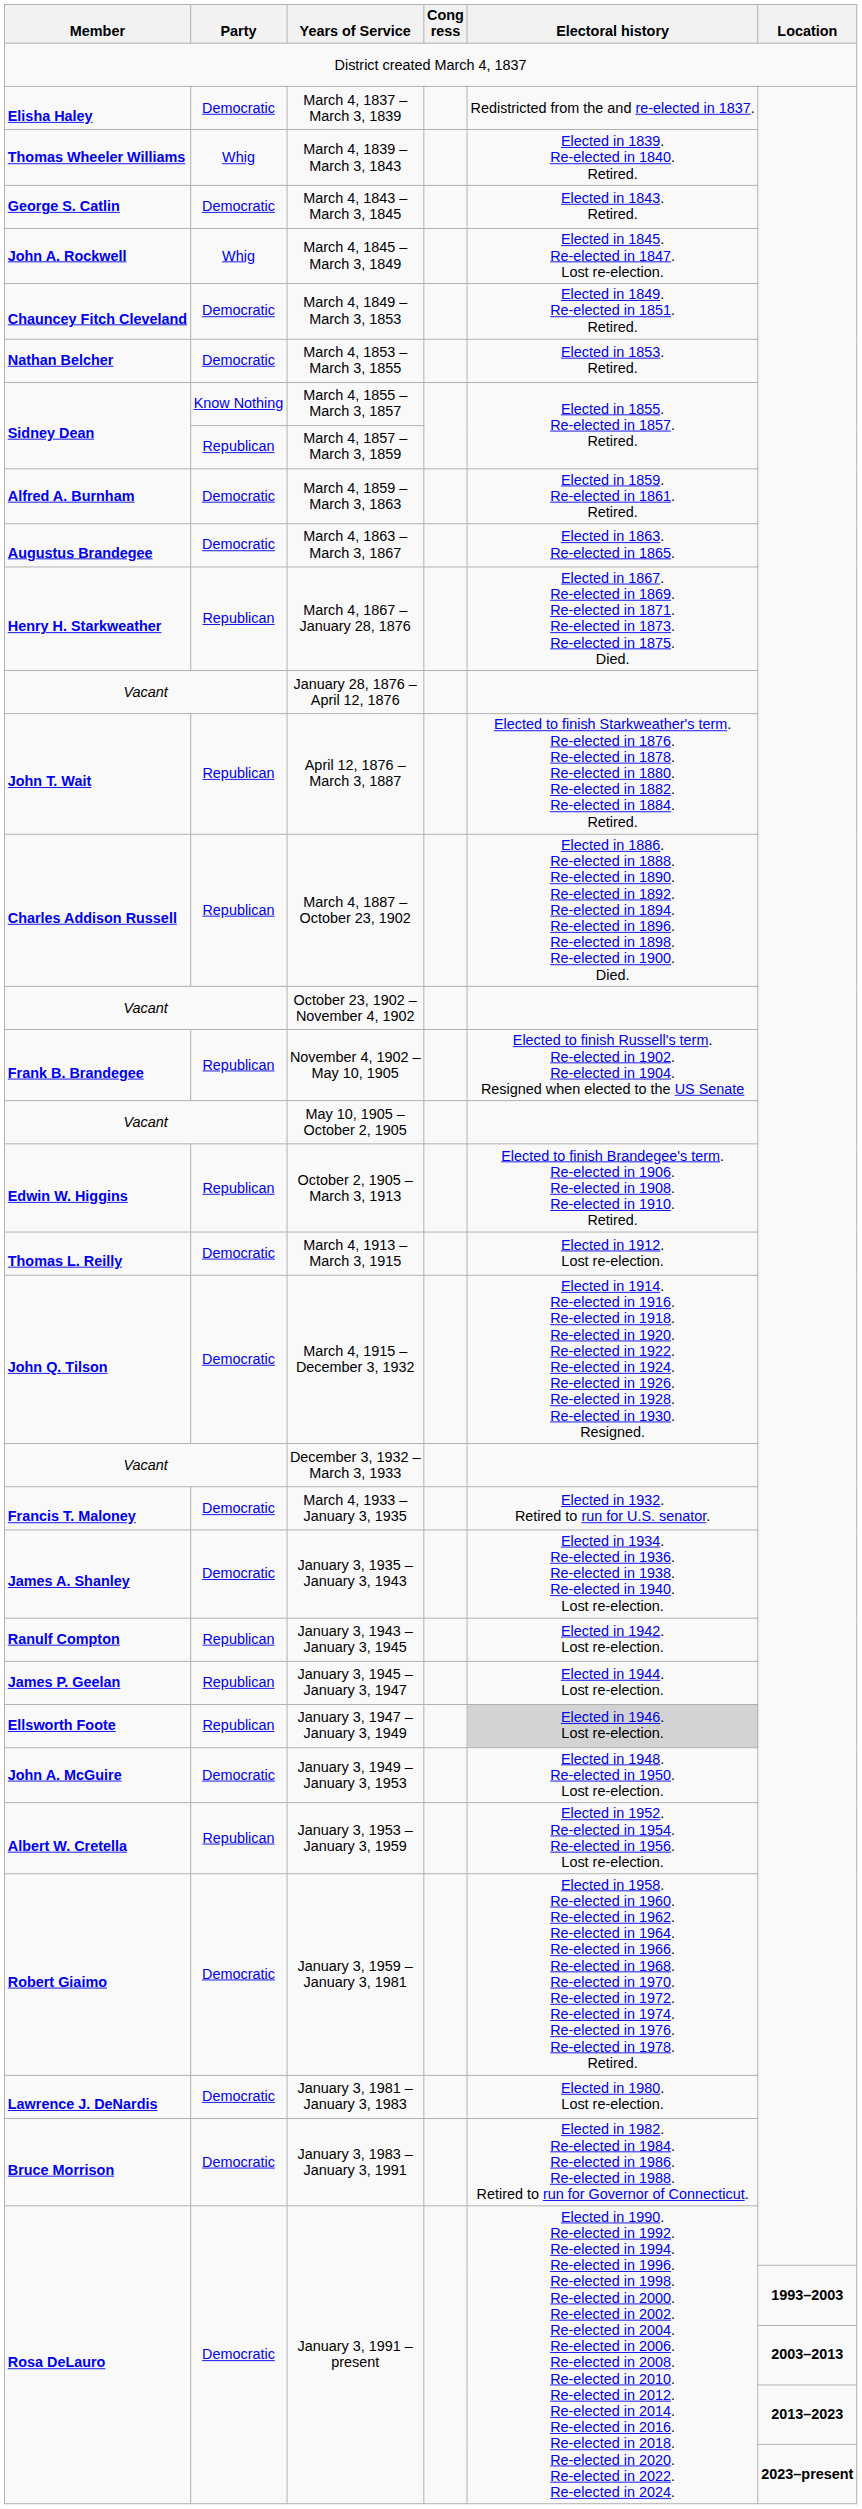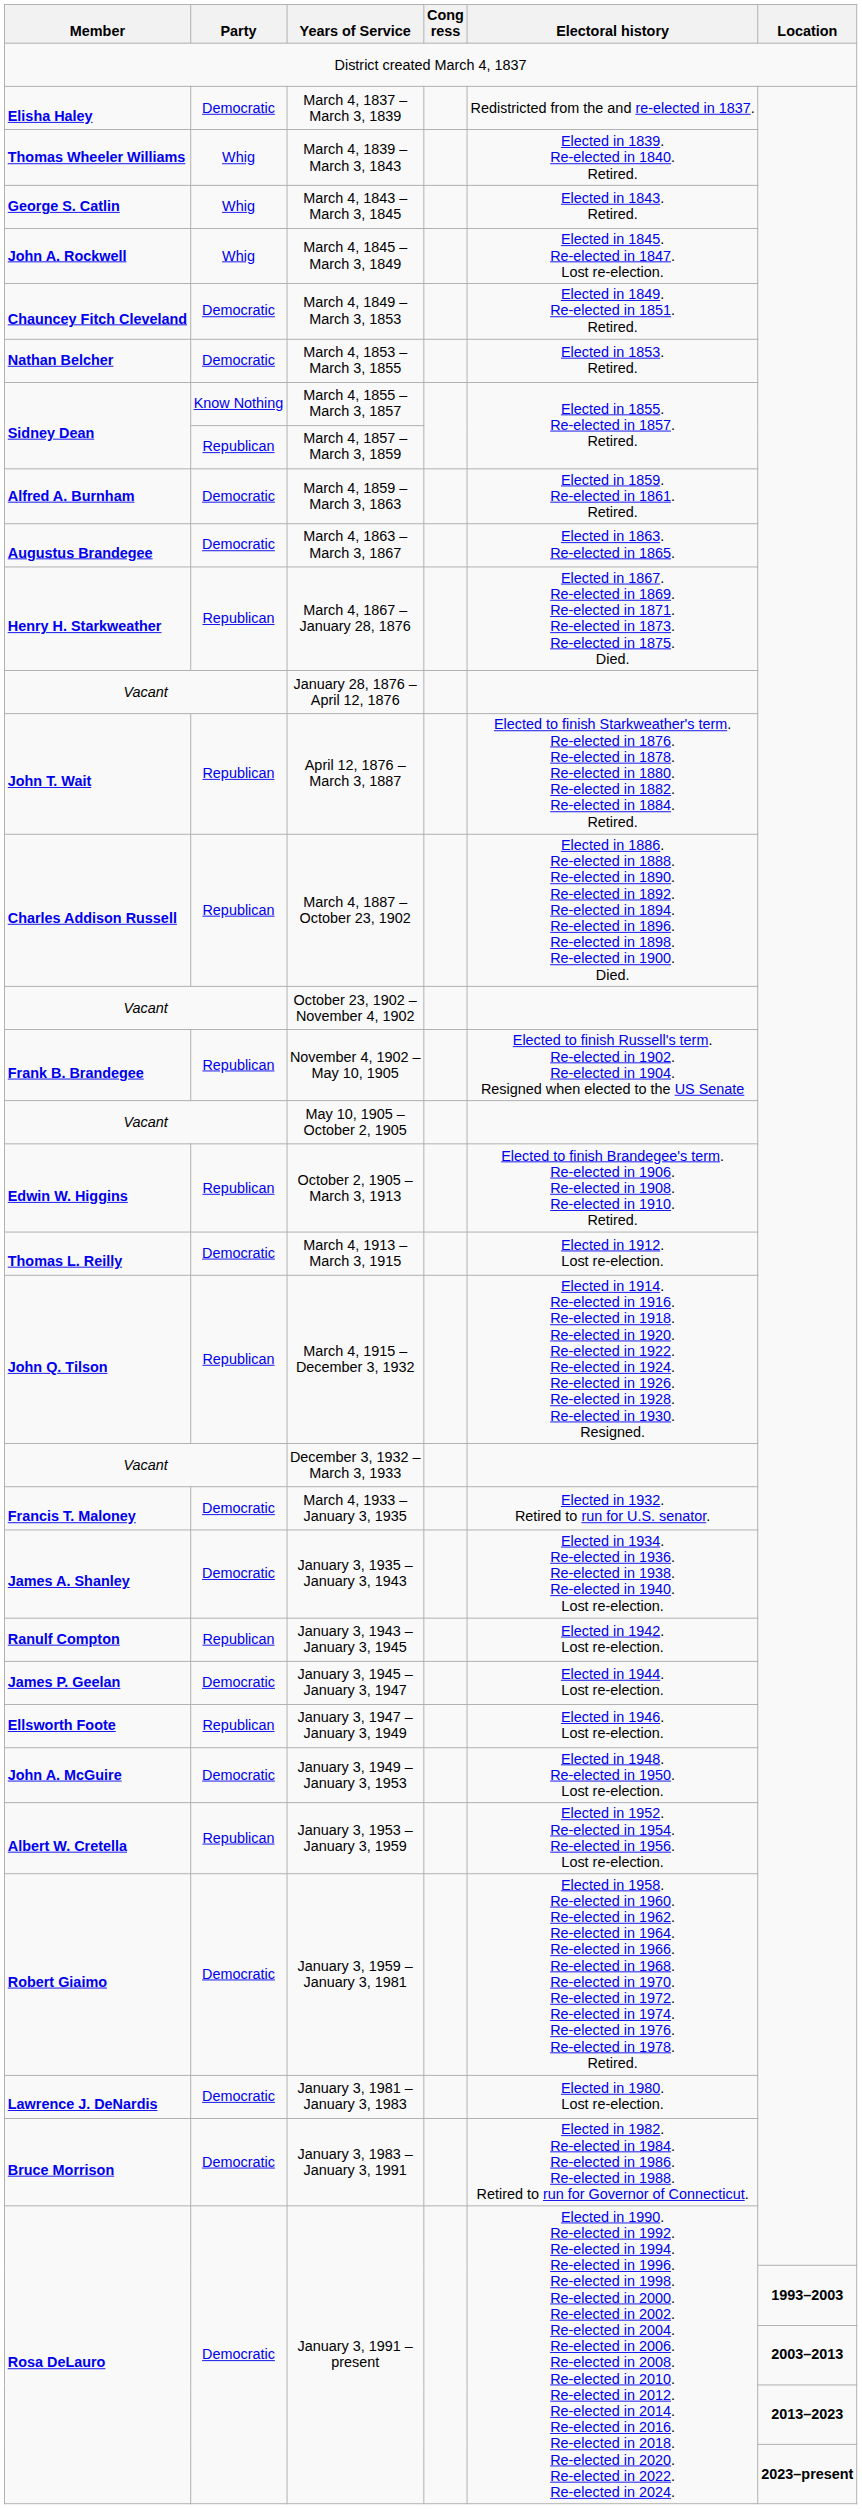(238, 206) Democratic -> (238, 206) Whig
(238, 1359) Democratic -> (238, 1359) Republican
(238, 1682) Republican -> (238, 1682) Democratic
(613, 1725) lightgrey background -> (613, 1725) no background
